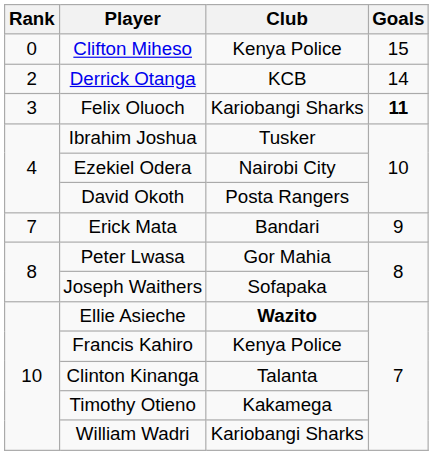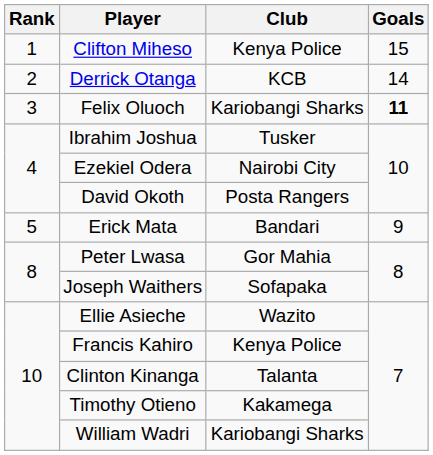(32, 49) 0 -> (32, 49) 1
(32, 227) 7 -> (32, 227) 5
(287, 316) bold -> (287, 316) normal
